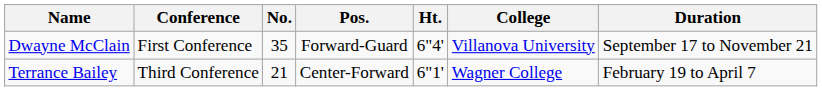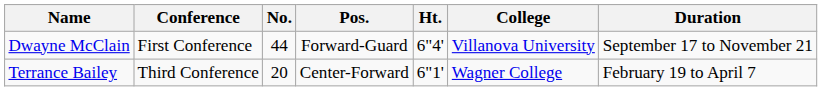(279, 45) 35 -> (279, 45) 44
(279, 72) 21 -> (279, 72) 20
